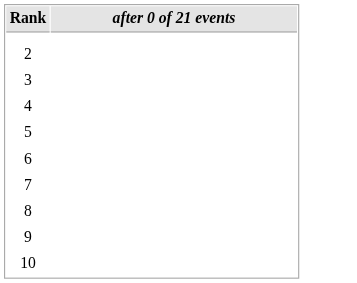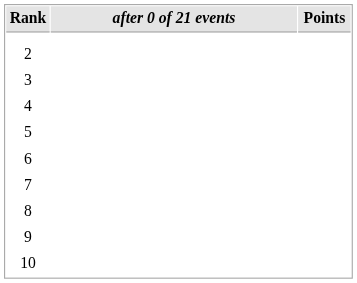+ column: (324, 18)
